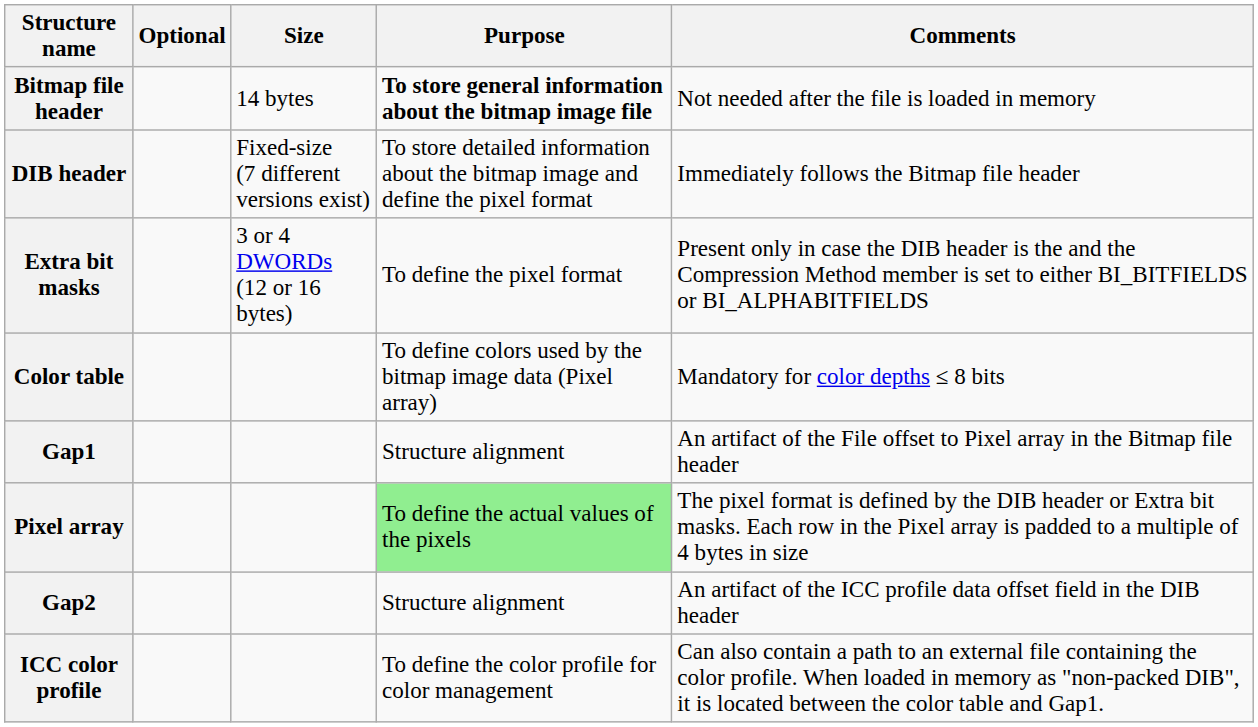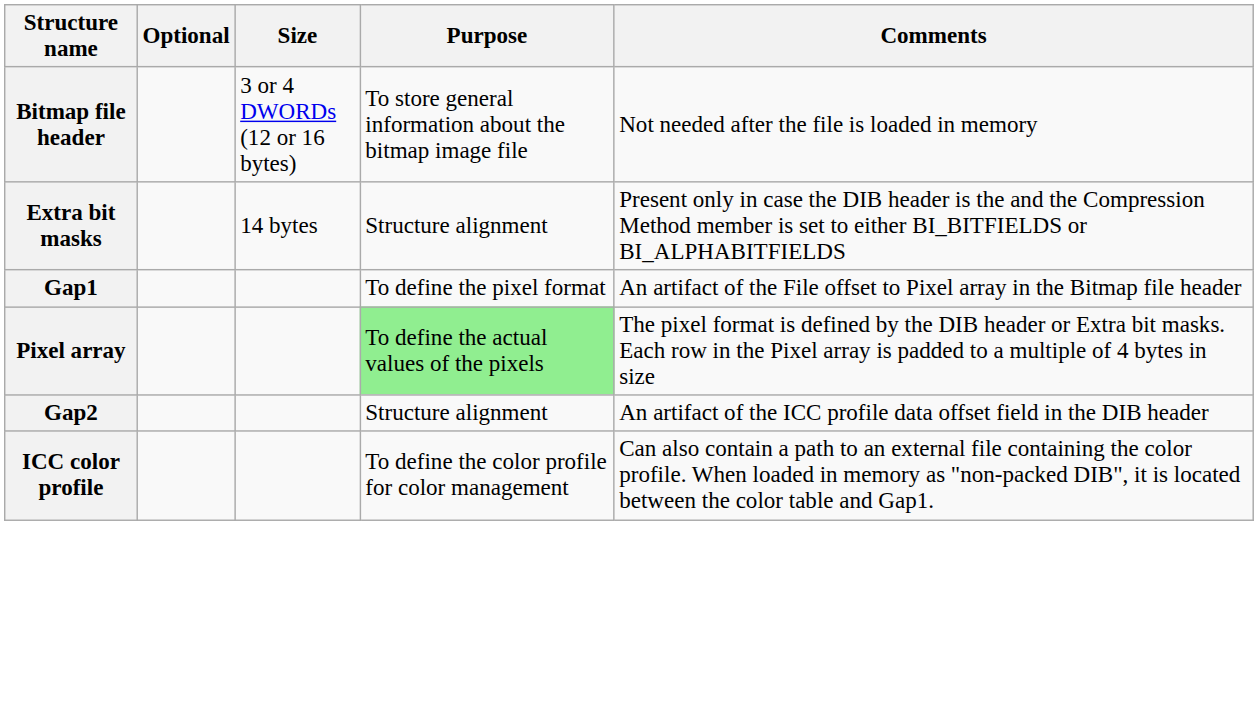(275, 98) 14 bytes -> (288, 124) 3 or 4 DWORDs (12 or 16 bytes)
(522, 98) bold -> (465, 124) normal
- row: (69, 173)
(284, 274) 3 or 4 DWORDs (12 or 16 bytes) -> (279, 225) 14 bytes
(502, 274) To define the pixel format -> (456, 225) Structure alignment
- row: (69, 376)
(473, 451) Structure alignment -> (485, 287) To define the pixel format
